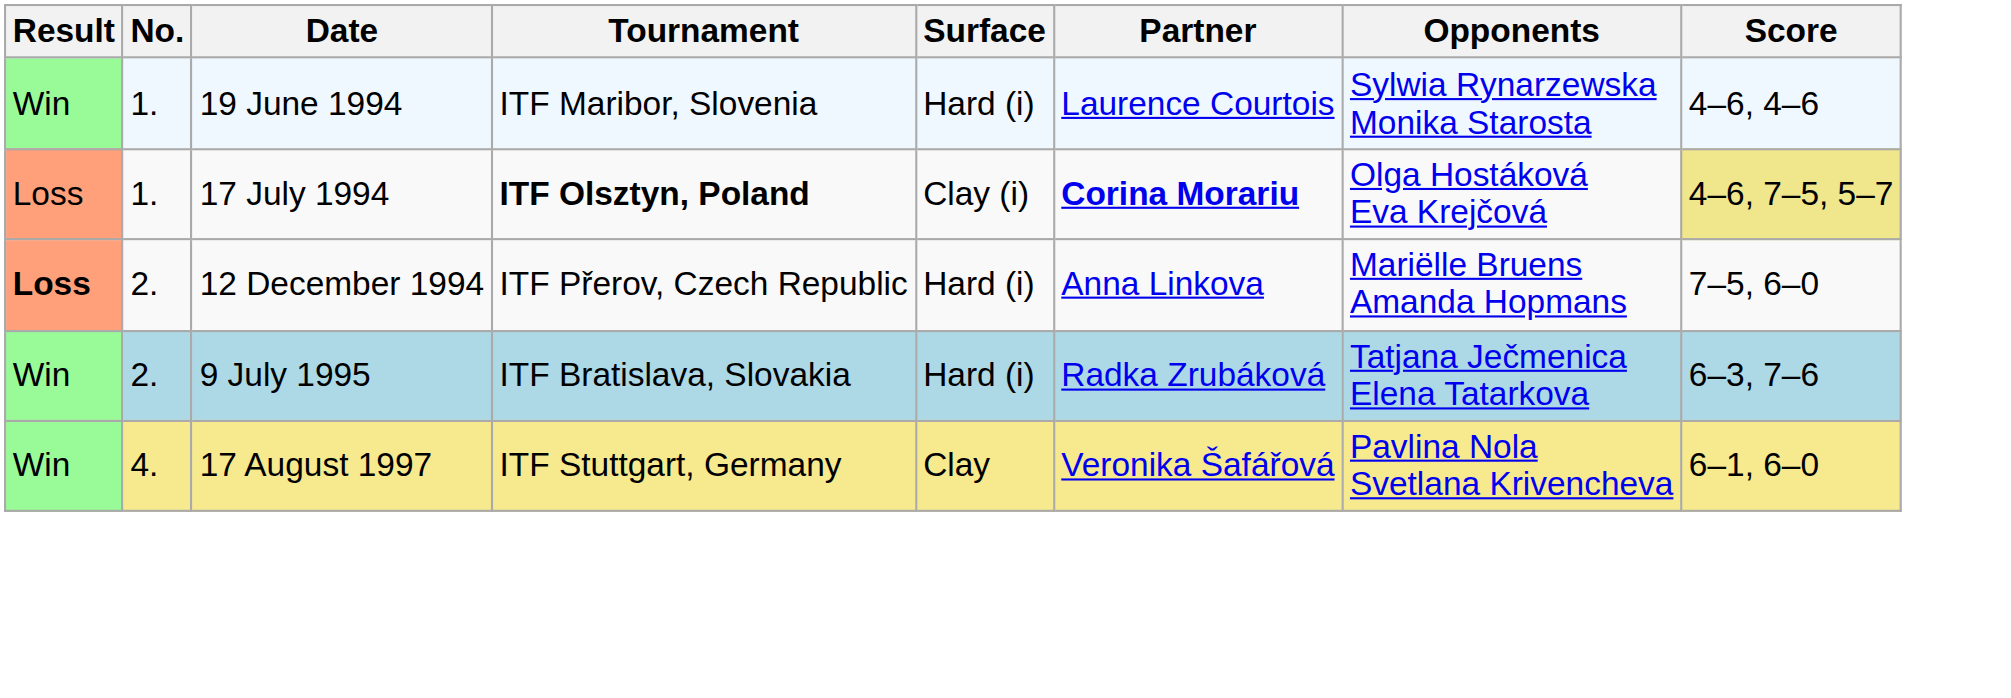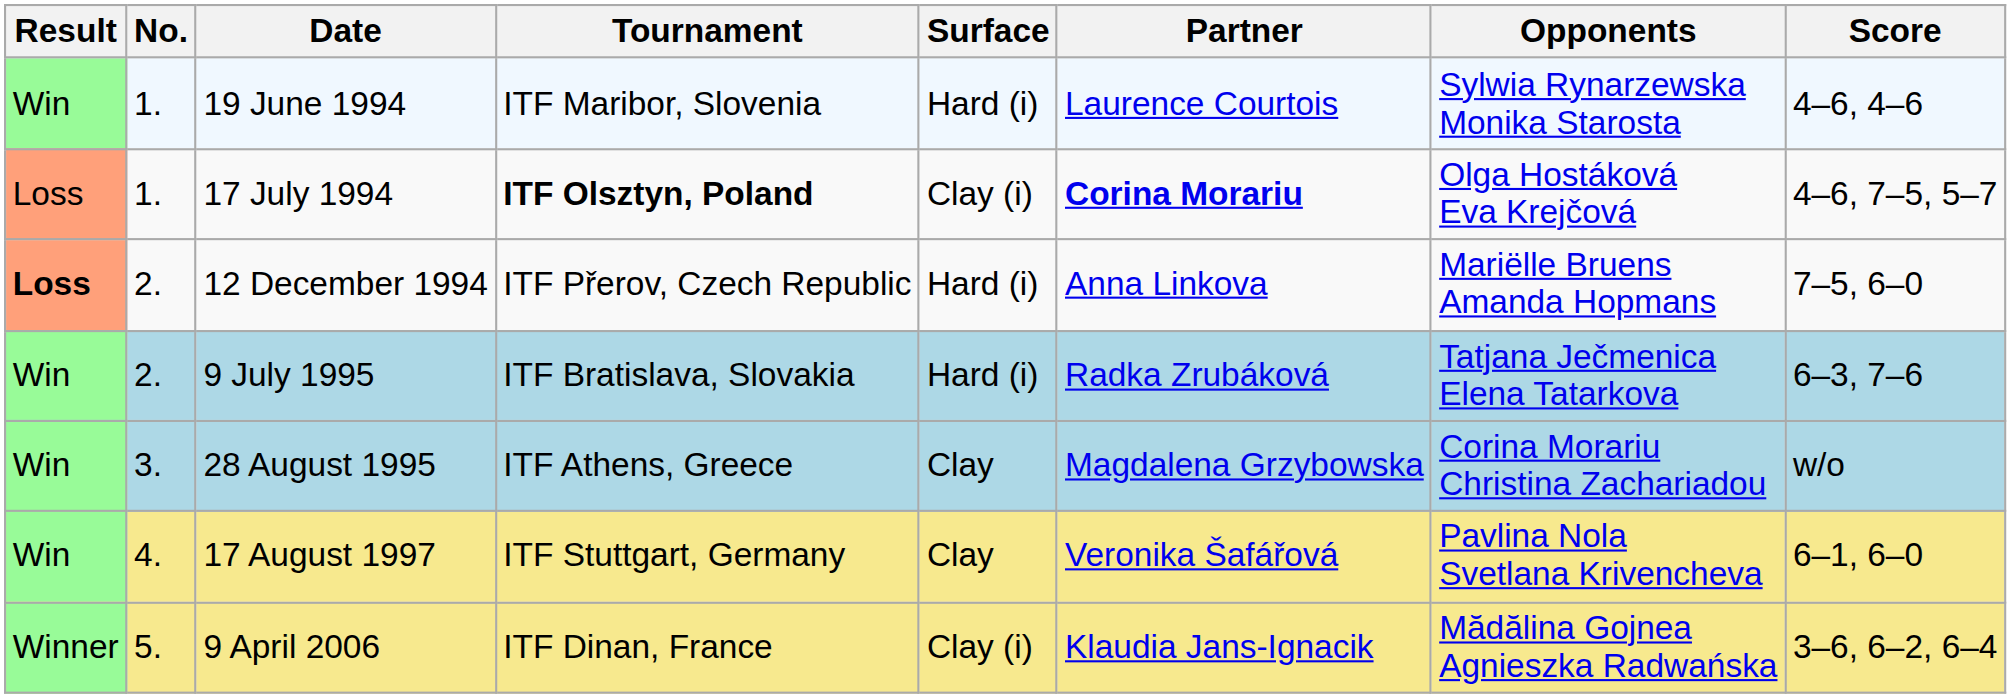(1791, 193) khaki background -> (1895, 193) no background
+ row: (320, 465)
+ row: (292, 646)
